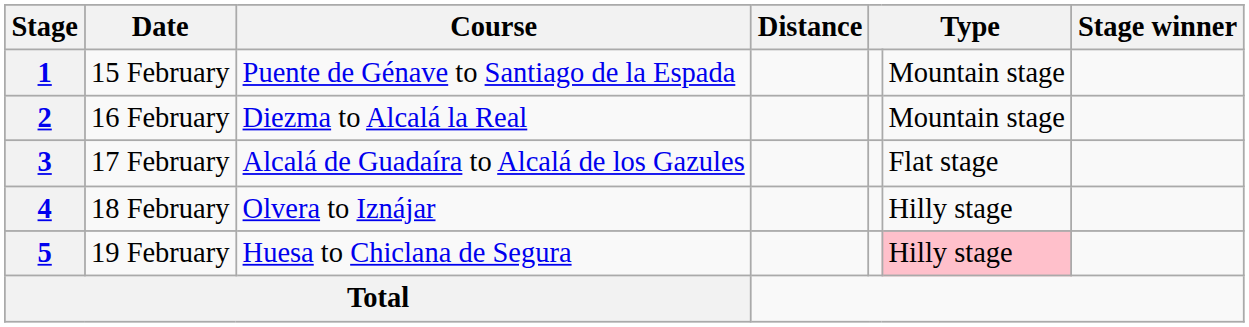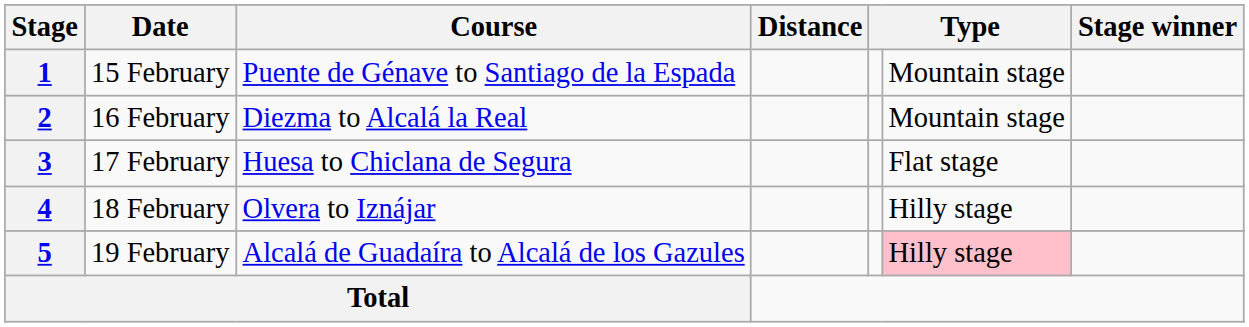(494, 162) Alcalá de Guadaíra to Alcalá de los Gazules -> (407, 162) Huesa to Chiclana de Segura
(407, 252) Huesa to Chiclana de Segura -> (494, 252) Alcalá de Guadaíra to Alcalá de los Gazules
